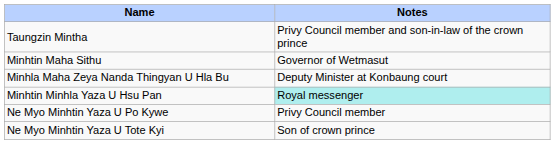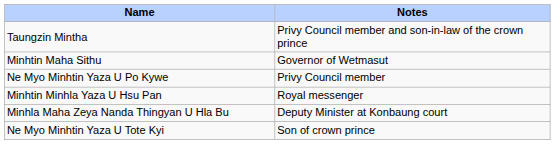rows swapped: (118, 78) <-> (88, 113)
(320, 95) paleturquoise background -> (320, 95) no background
